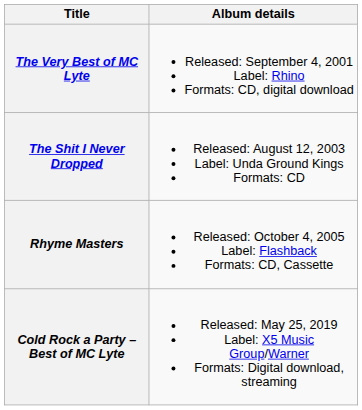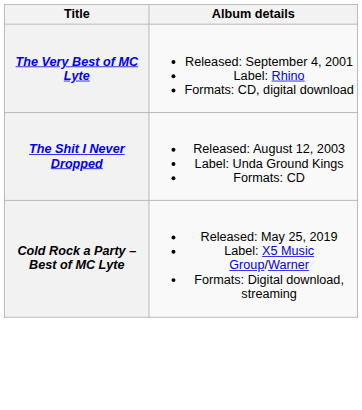- row: (77, 244)
